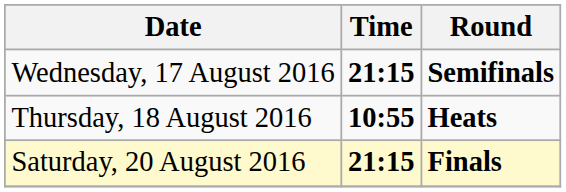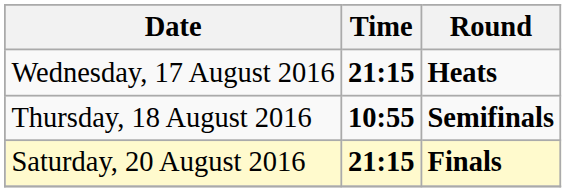(491, 72) Semifinals -> (462, 72) Heats
(462, 117) Heats -> (491, 117) Semifinals
